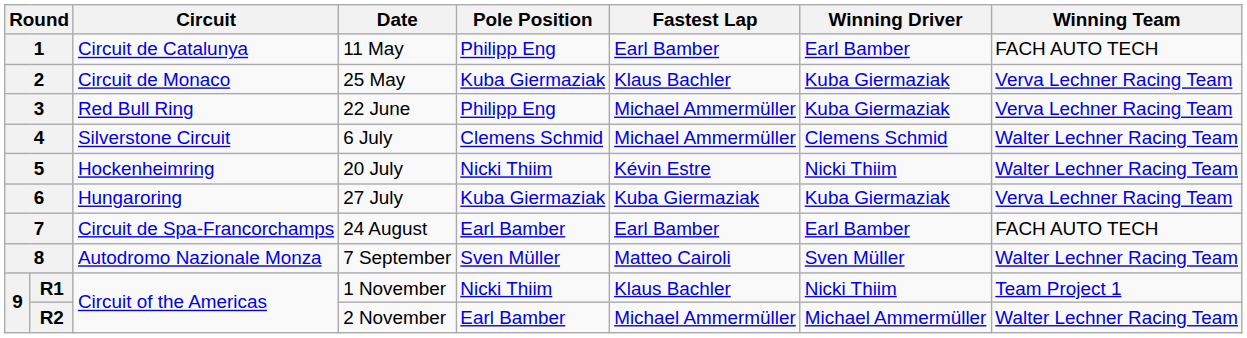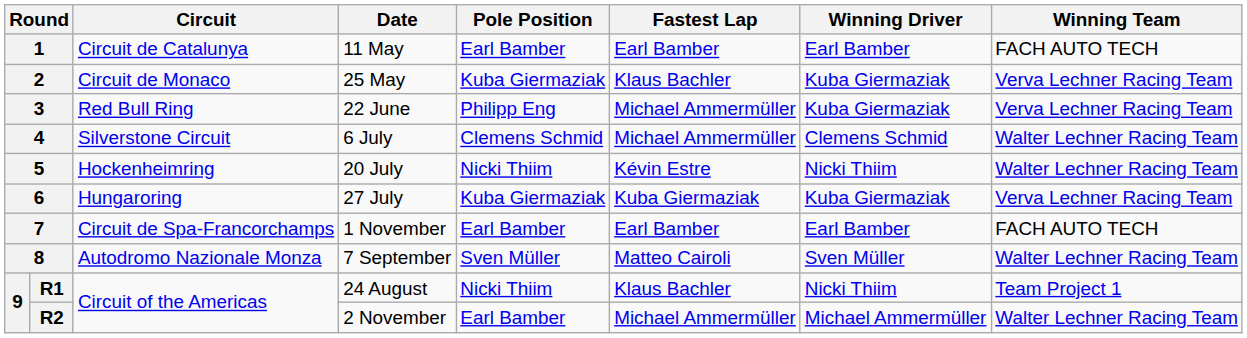(508, 49) Philipp Eng -> (513, 49) Earl Bamber
(385, 228) 24 August -> (395, 228) 1 November
(395, 287) 1 November -> (385, 287) 24 August
